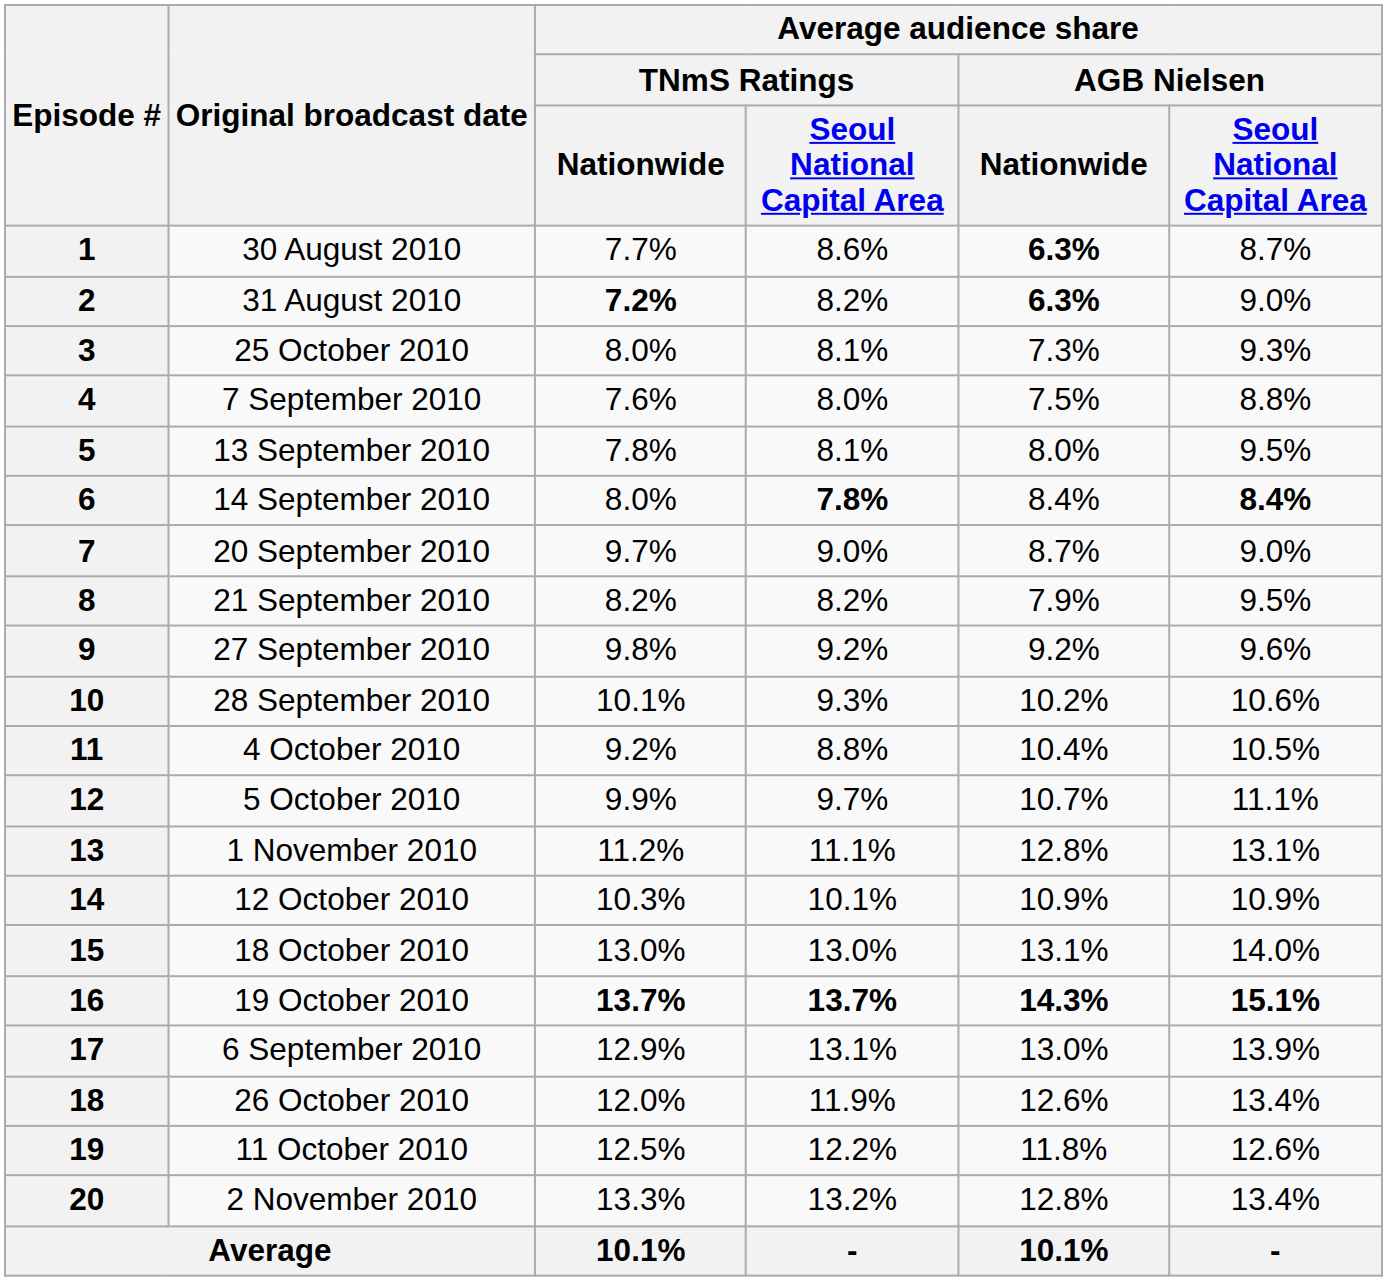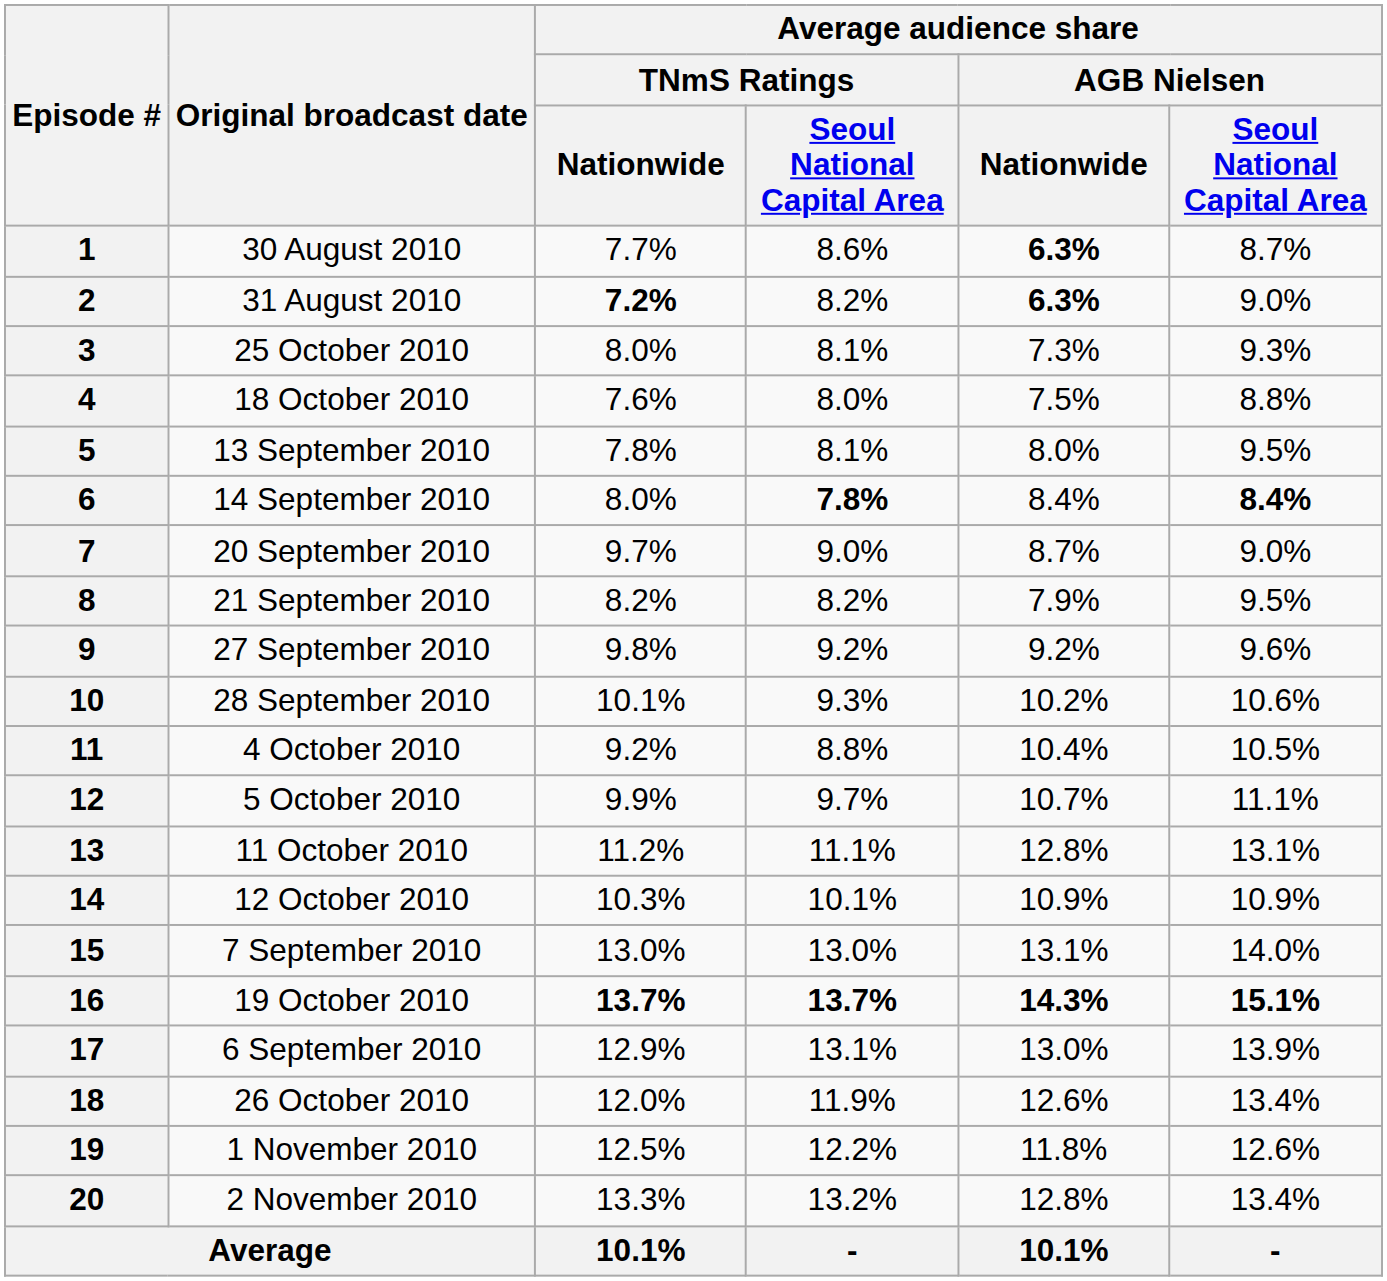(352, 400) 7 September 2010 -> (352, 400) 18 October 2010
(352, 850) 1 November 2010 -> (352, 850) 11 October 2010
(352, 950) 18 October 2010 -> (352, 950) 7 September 2010
(352, 1150) 11 October 2010 -> (352, 1150) 1 November 2010
